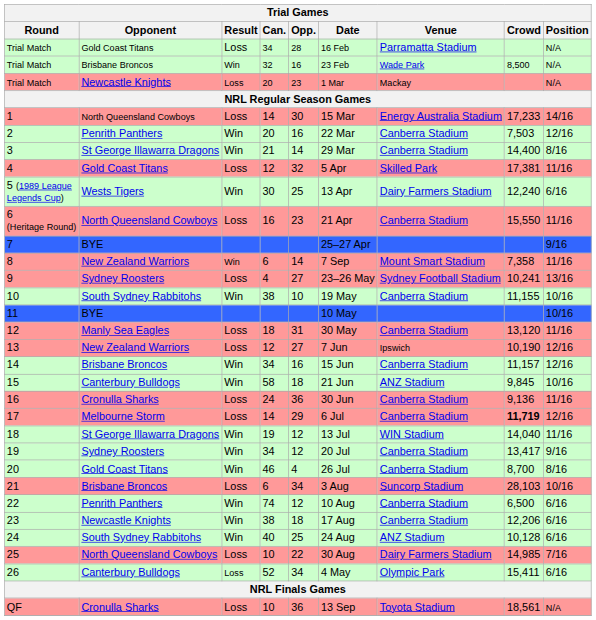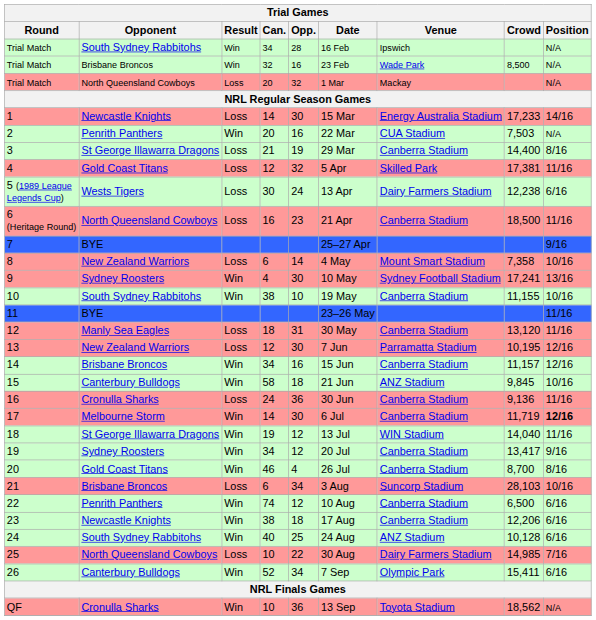(117, 48) Gold Coast Titans -> (141, 47) South Sydney Rabbitohs
(236, 47) Loss -> (232, 48) Win
(428, 47) Parramatta Stadium -> (395, 48) Ipswich
(126, 82) Newcastle Knights -> (138, 82) North Queensland Cowboys
(296, 82) 23 -> (296, 82) 32
(138, 117) North Queensland Cowboys -> (126, 116) Newcastle Knights
(424, 133) Canberra Stadium -> (412, 133) CUA Stadium
(559, 133) 12/16 -> (553, 134) N/A
(234, 151) Win -> (236, 151) Loss
(297, 151) 14 -> (297, 151) 19
(234, 191) Win -> (236, 191) Loss
(297, 191) 25 -> (297, 191) 24
(524, 191) 12,240 -> (524, 191) 12,238
(524, 221) 15,550 -> (524, 221) 18,500
(232, 262) Win -> (236, 261) Loss
(335, 261) 7 Sep -> (336, 261) 4 May
(559, 261) 11/16 -> (559, 261) 10/16
(236, 279) Loss -> (234, 279) Win
(297, 279) 27 -> (297, 279) 30
(348, 279) 23–26 May -> (339, 279) 10 May
(524, 279) 10,241 -> (524, 279) 17,241
(339, 313) 10 May -> (348, 313) 23–26 May
(559, 313) 10/16 -> (559, 313) 11/16
(297, 348) 27 -> (297, 348) 30
(395, 348) Ipswich -> (428, 348) Parramatta Stadium
(524, 348) 10,190 -> (524, 348) 10,195
(236, 417) Loss -> (234, 417) Win
(297, 417) 29 -> (297, 417) 30
(523, 417) bold -> (523, 417) normal
(559, 417) normal -> (559, 417) bold
(234, 573) Loss -> (234, 572) Win
(336, 572) 4 May -> (335, 572) 7 Sep
(236, 607) Loss -> (234, 607) Win
(524, 607) 18,561 -> (524, 607) 18,562
